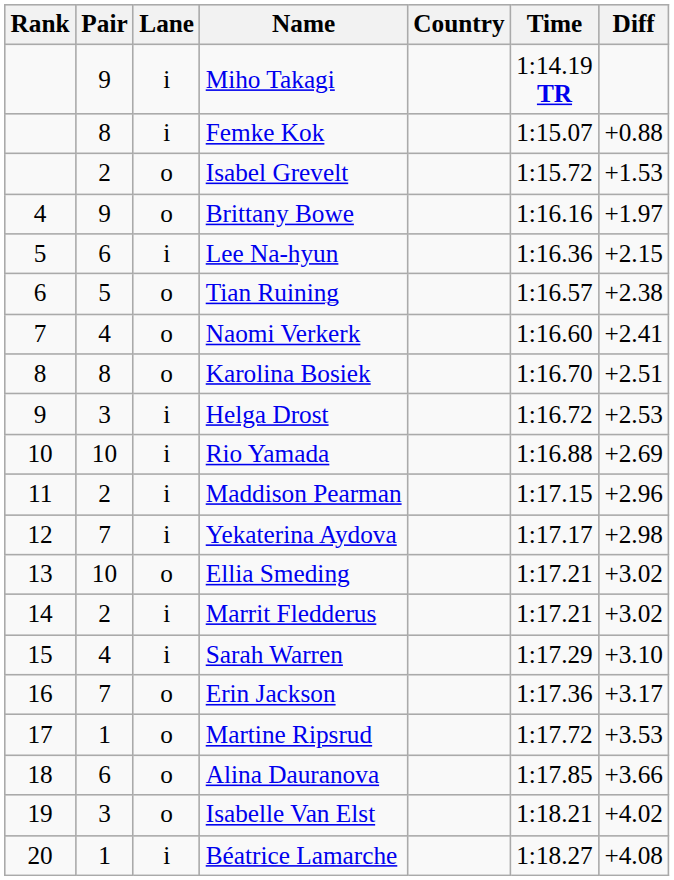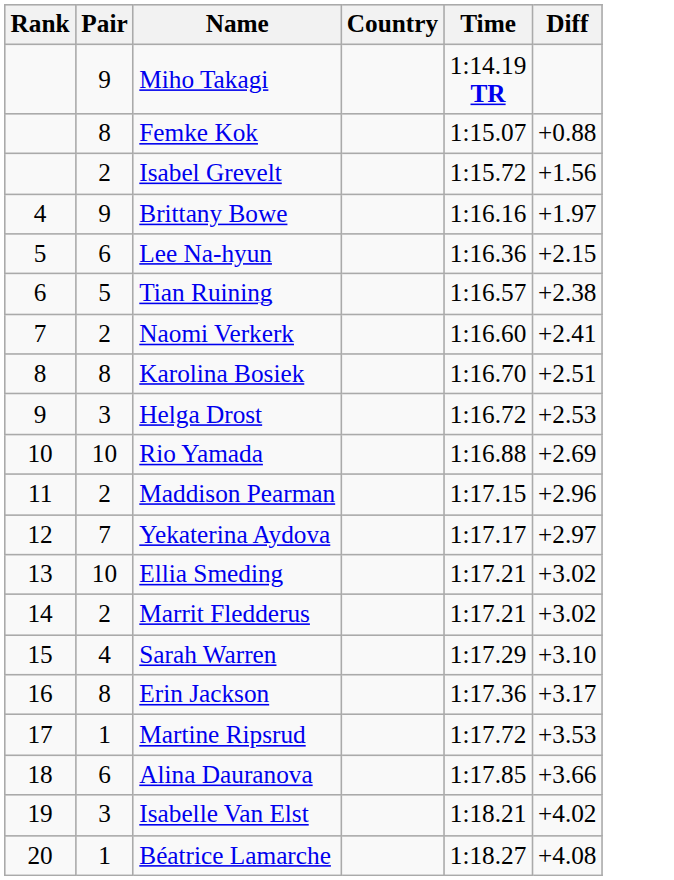- column: (167, 24)
(634, 173) +1.53 -> (567, 173) +1.56
(104, 333) 4 -> (104, 333) 2
(634, 534) +2.98 -> (567, 534) +2.97
(104, 694) 7 -> (104, 694) 8
